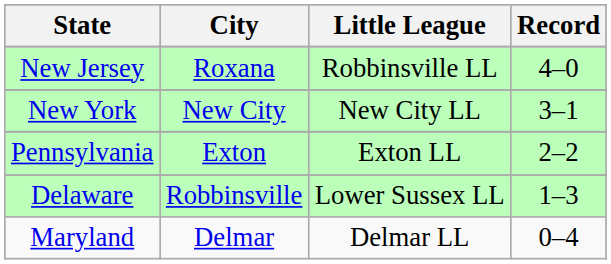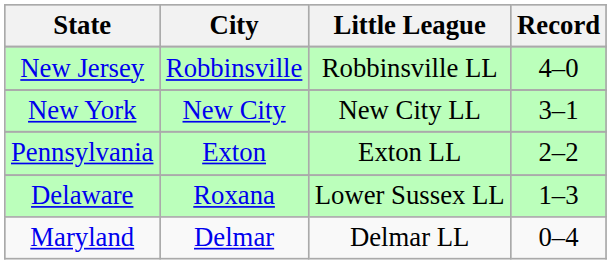(234, 68) Roxana -> (234, 68) Robbinsville
(234, 195) Robbinsville -> (234, 195) Roxana
